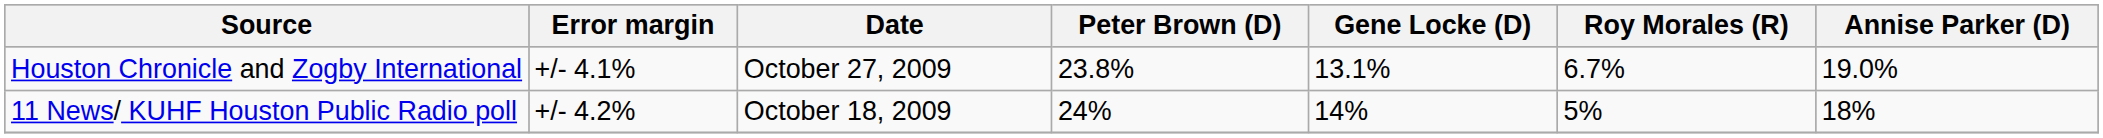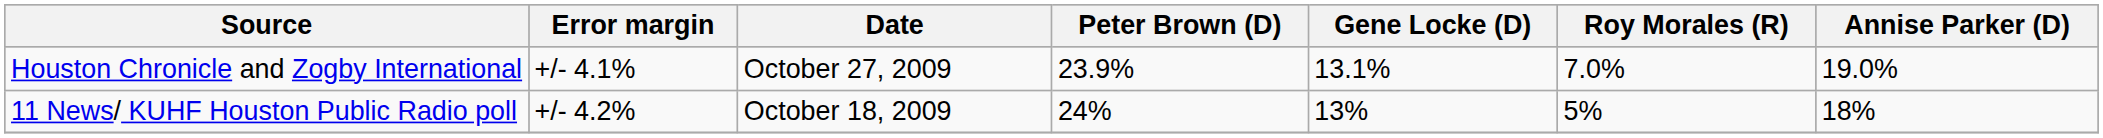(1096, 68) 23.8% -> (1096, 68) 23.9%
(1594, 68) 6.7% -> (1594, 68) 7.0%
(1341, 111) 14% -> (1341, 111) 13%
